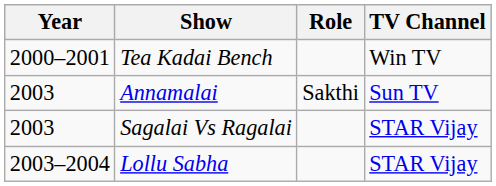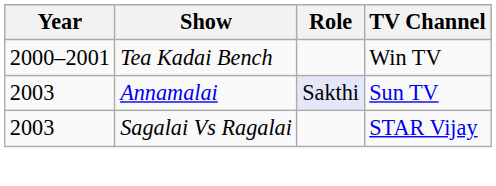(331, 92) no background -> (331, 92) lavender background
- row: (174, 163)
